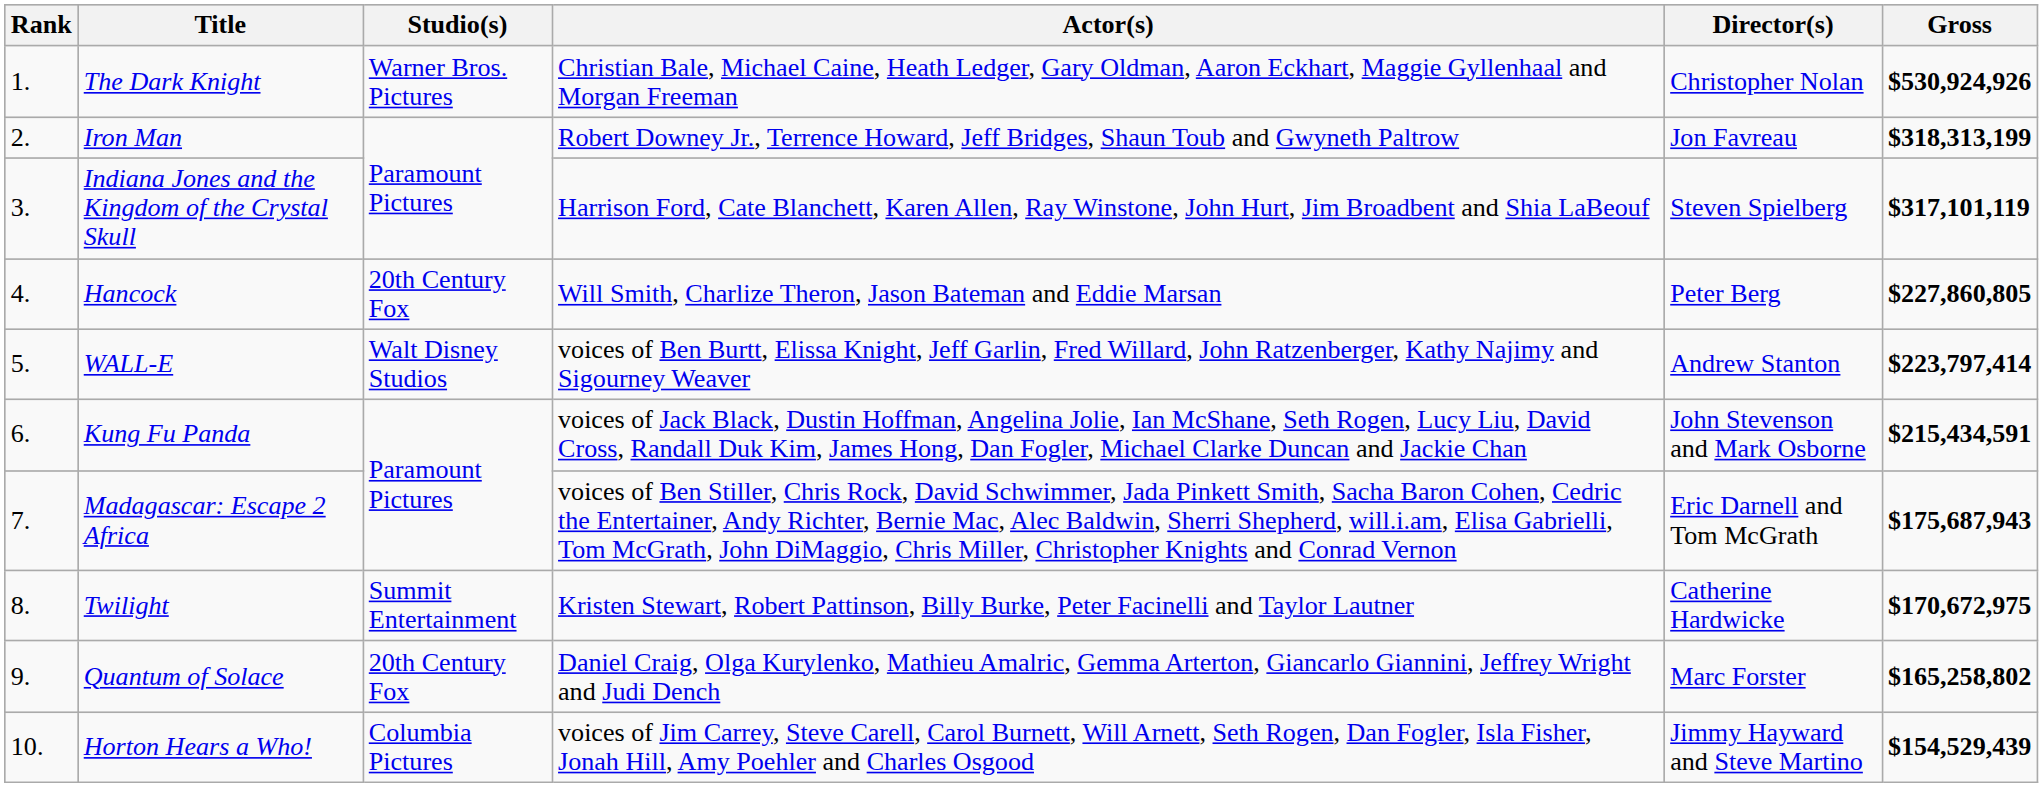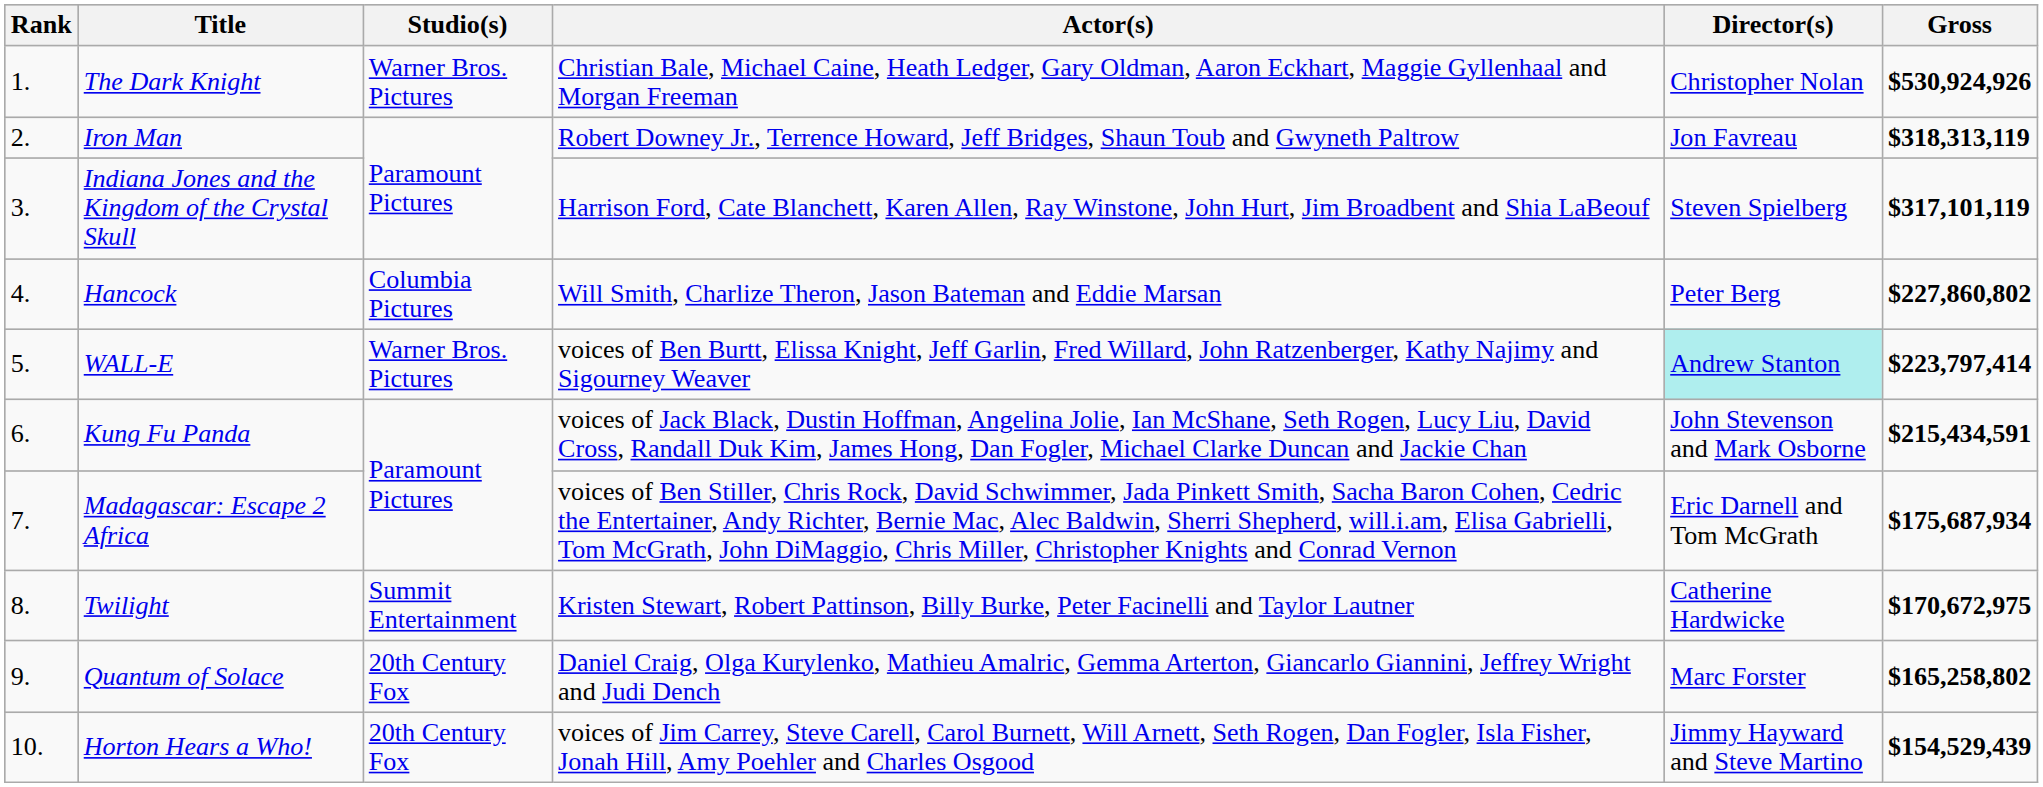(1960, 137) $318,313,199 -> (1959, 137) $318,313,119
(437, 293) 20th Century Fox -> (420, 293) Columbia Pictures
(1960, 293) $227,860,805 -> (1960, 293) $227,860,802
(433, 364) Walt Disney Studios -> (438, 364) Warner Bros. Pictures
(1755, 364) no background -> (1755, 364) paleturquoise background
(1960, 520) $175,687,943 -> (1960, 520) $175,687,934
(420, 746) Columbia Pictures -> (437, 746) 20th Century Fox
